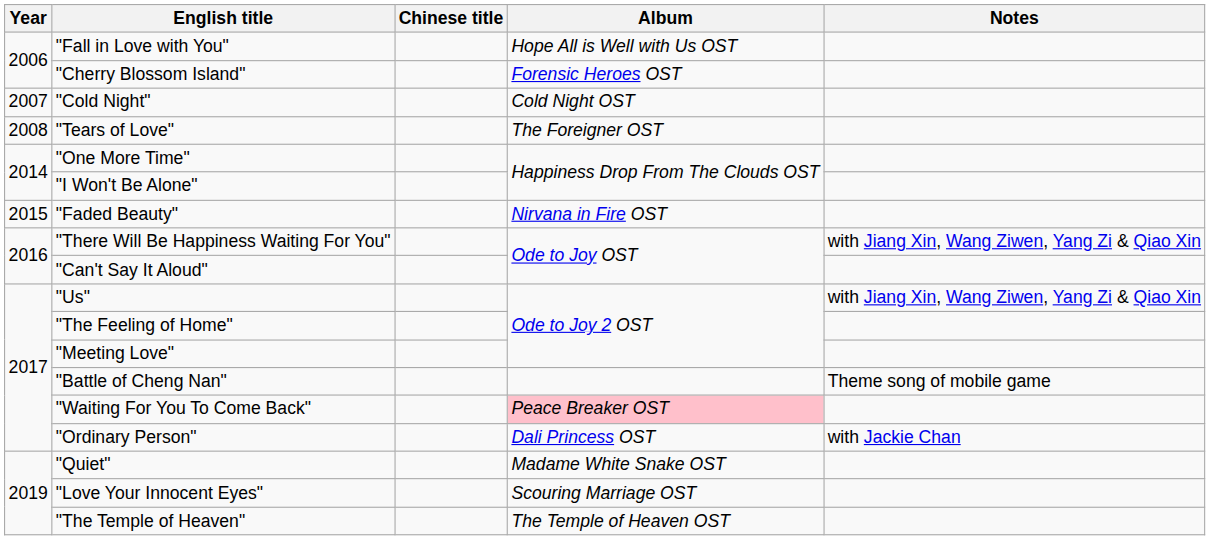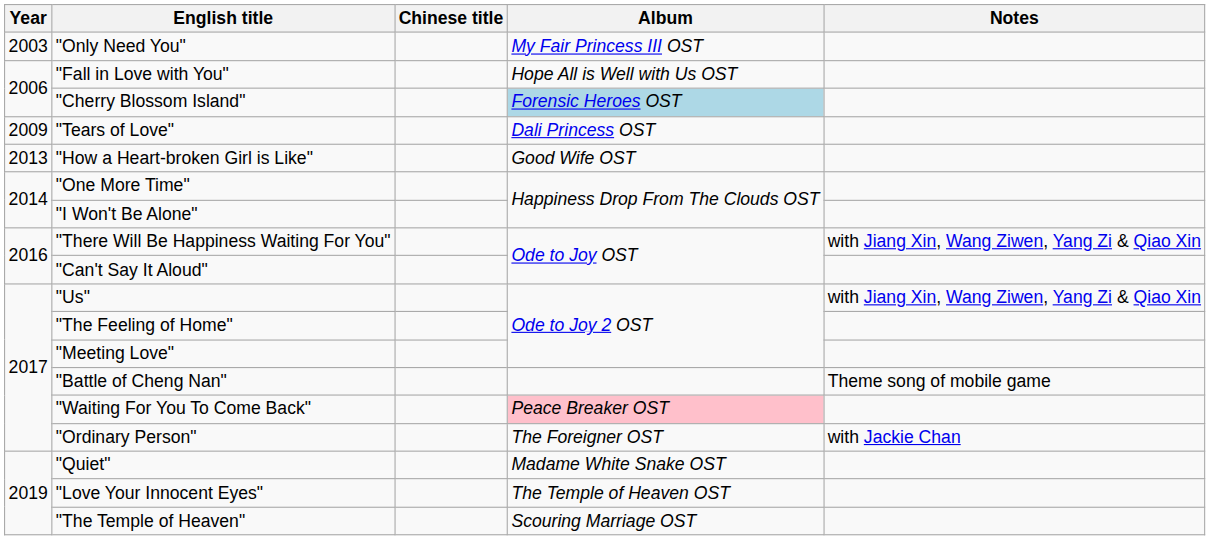+ row: (121, 46)
(597, 74) no background -> (597, 102) lightblue background
- row: (103, 102)
(28, 130) 2008 -> (28, 130) 2009
(587, 130) The Foreigner OST -> (583, 130) Dali Princess OST
+ row: (184, 158)
- row: (117, 213)
(583, 437) Dali Princess OST -> (587, 437) The Foreigner OST
(604, 492) Scouring Marriage OST -> (621, 492) The Temple of Heaven OST
(621, 520) The Temple of Heaven OST -> (604, 520) Scouring Marriage OST
